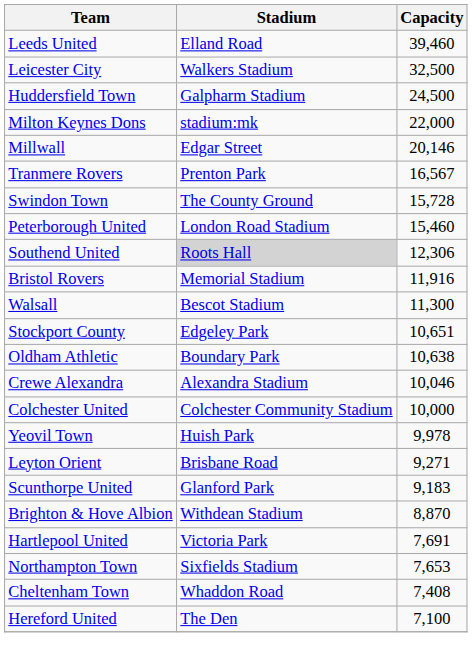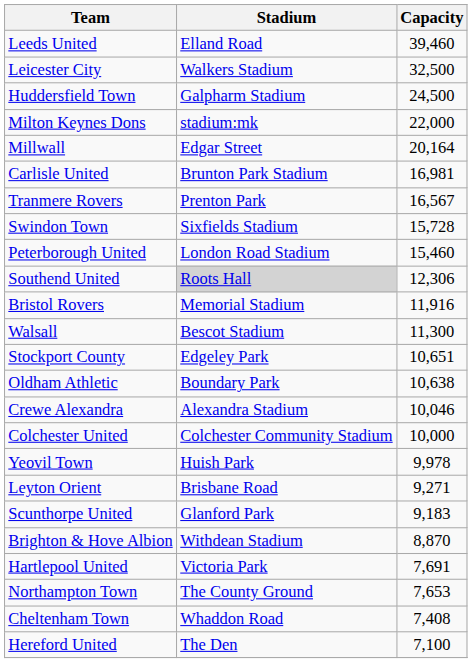(432, 148) 20,146 -> (432, 148) 20,164
+ row: (58, 174)
(247, 200) The County Ground -> (239, 226) Sixfields Stadium
(239, 566) Sixfields Stadium -> (247, 592) The County Ground
